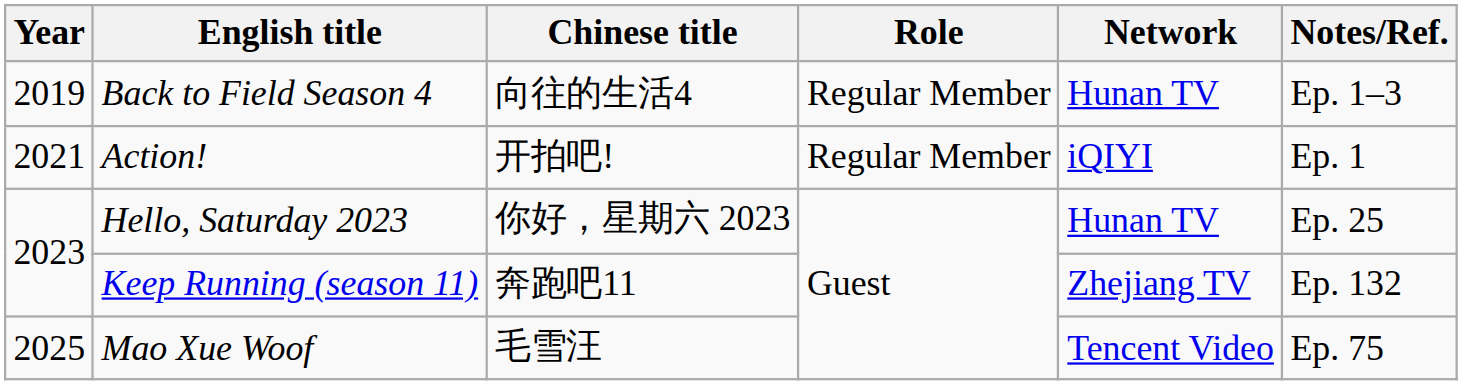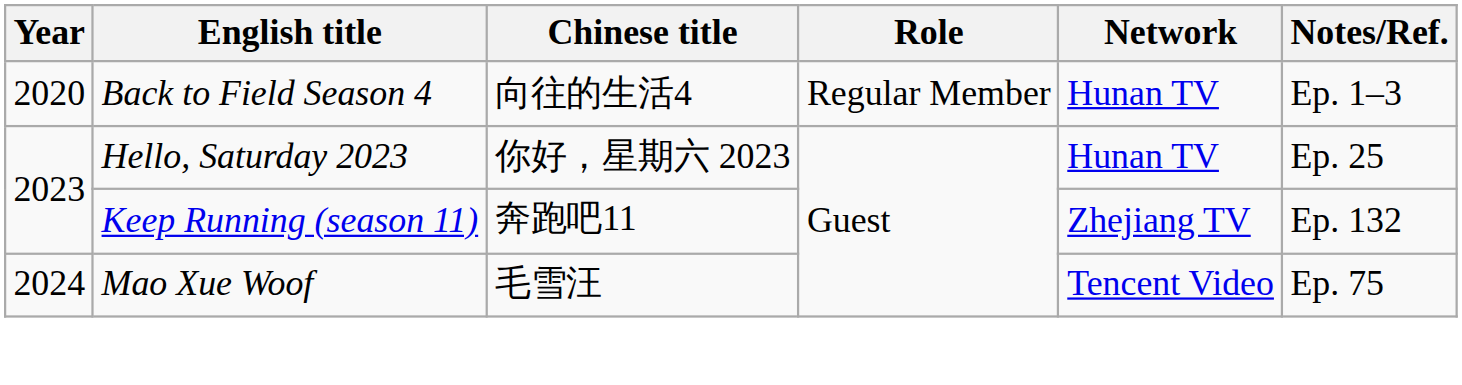(49, 93) 2019 -> (49, 93) 2020
- row: (154, 156)
(49, 347) 2025 -> (49, 283) 2024
